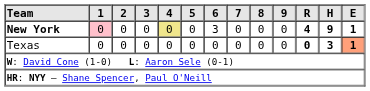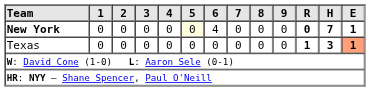(101, 29) pink background -> (101, 29) no background
(169, 29) khaki background -> (169, 29) no background
(192, 29) no background -> (192, 29) lightyellow background
(215, 29) 3 -> (215, 29) 4
(307, 29) 4 -> (307, 29) 0
(330, 29) 9 -> (330, 29) 7
(307, 45) 0 -> (307, 45) 1
